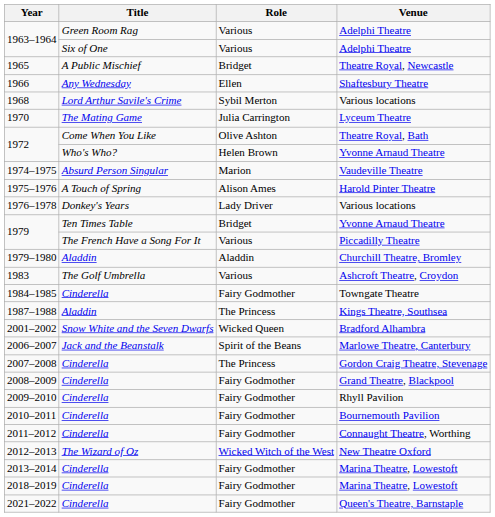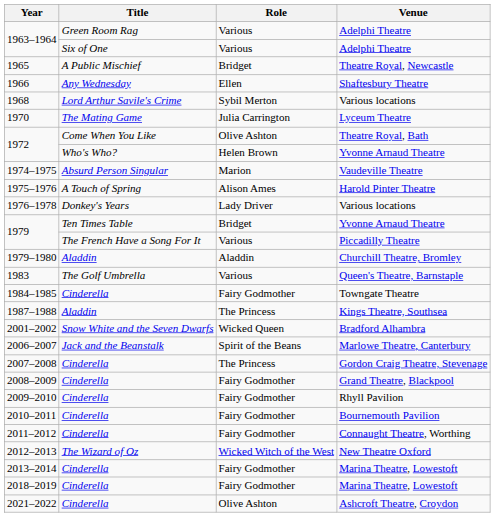(399, 275) Ashcroft Theatre, Croydon -> (401, 275) Queen's Theatre, Barnstaple
(257, 503) Fairy Godmother -> (248, 503) Olive Ashton
(401, 503) Queen's Theatre, Barnstaple -> (399, 503) Ashcroft Theatre, Croydon
